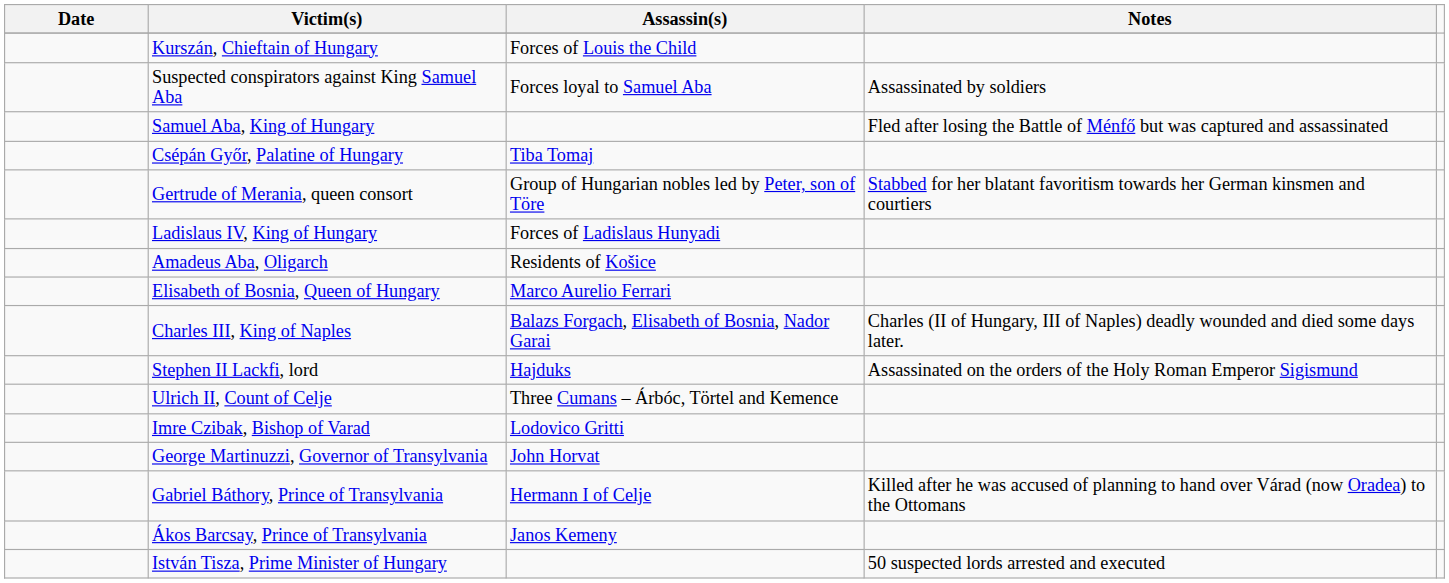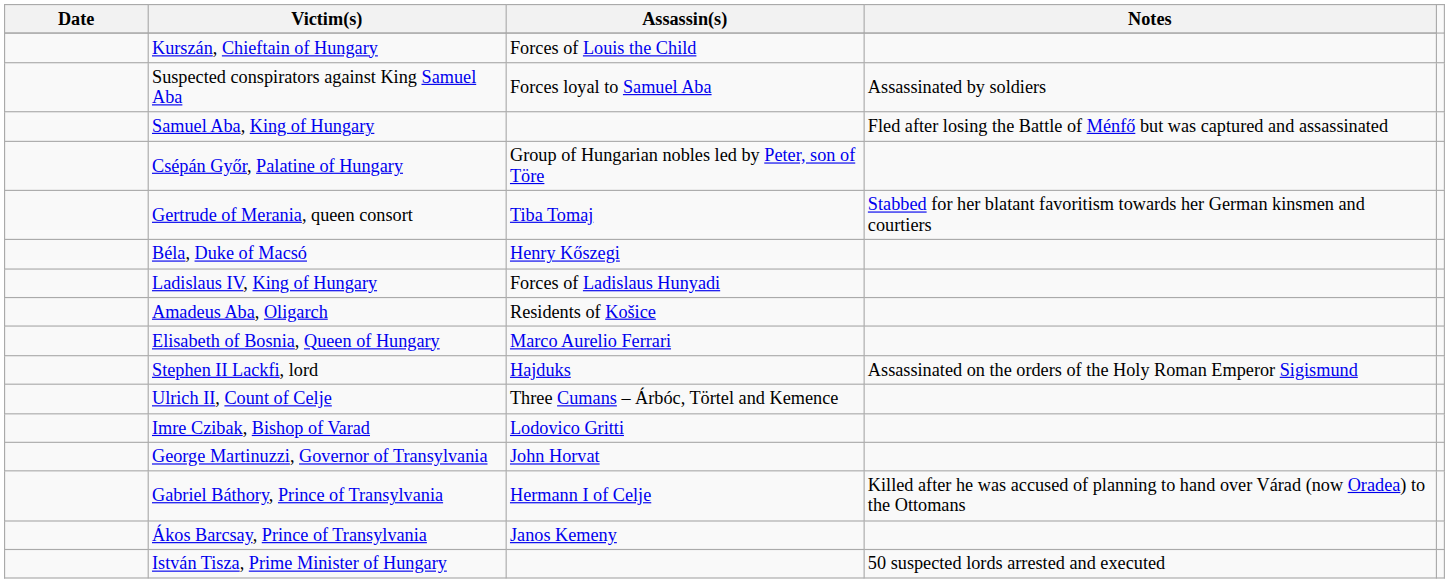(552, 155) Tiba Tomaj -> (683, 165) Group of Hungarian nobles led by Peter, son of Töre
(683, 194) Group of Hungarian nobles led by Peter, son of Töre -> (552, 214) Tiba Tomaj
+ row: (229, 254)
- row: (252, 330)
